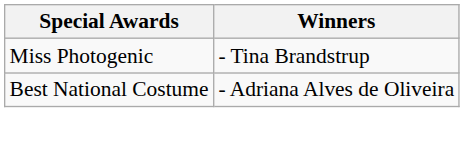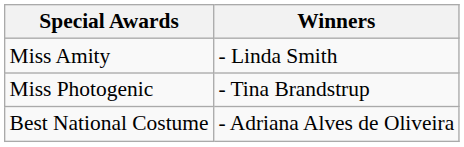+ row: (60, 55)
